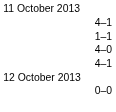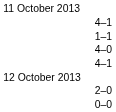+ row: (44, 91)
